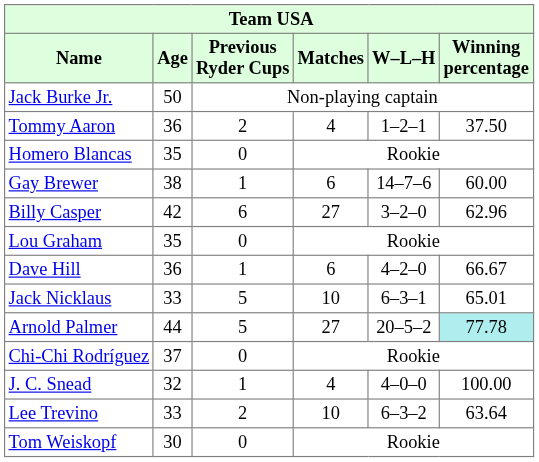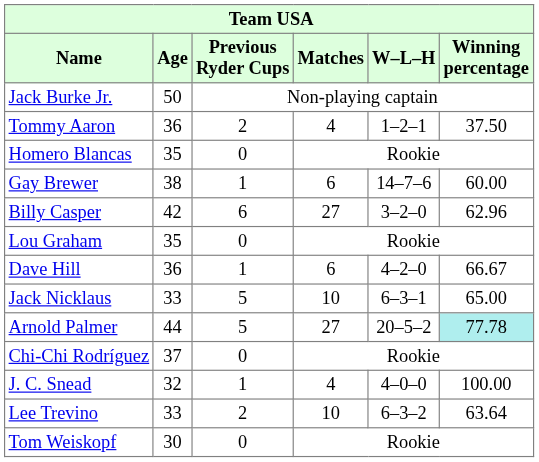(486, 298) 65.01 -> (486, 298) 65.00
